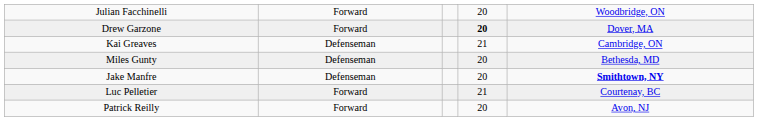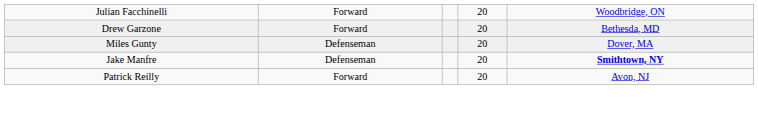(482, 28) bold -> (482, 28) normal
(630, 28) Dover, MA -> (630, 28) Bethesda, MD
- row: (131, 44)
(630, 60) Bethesda, MD -> (630, 44) Dover, MA
- row: (131, 92)
